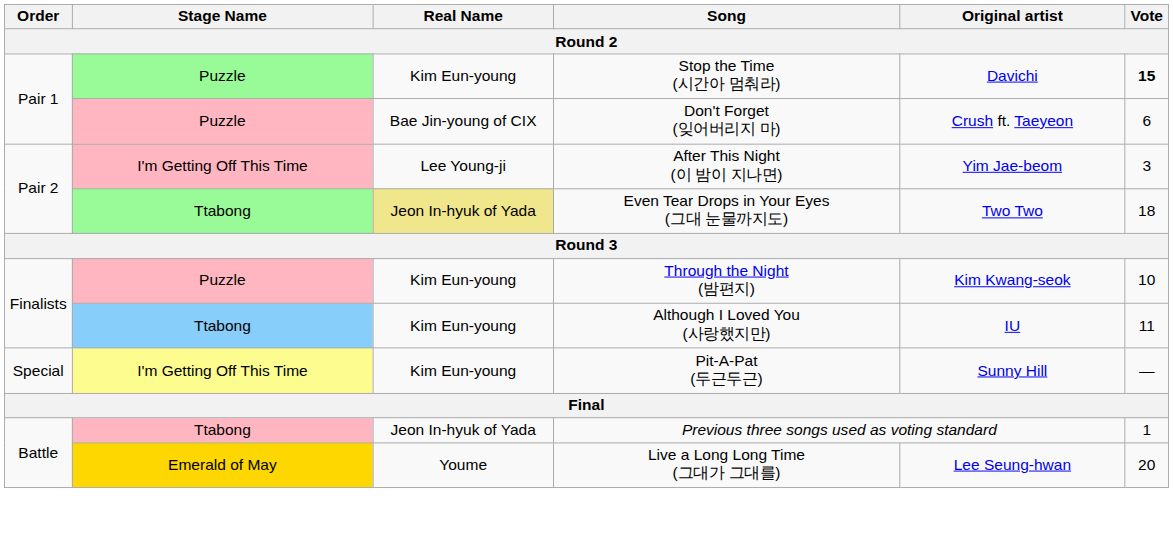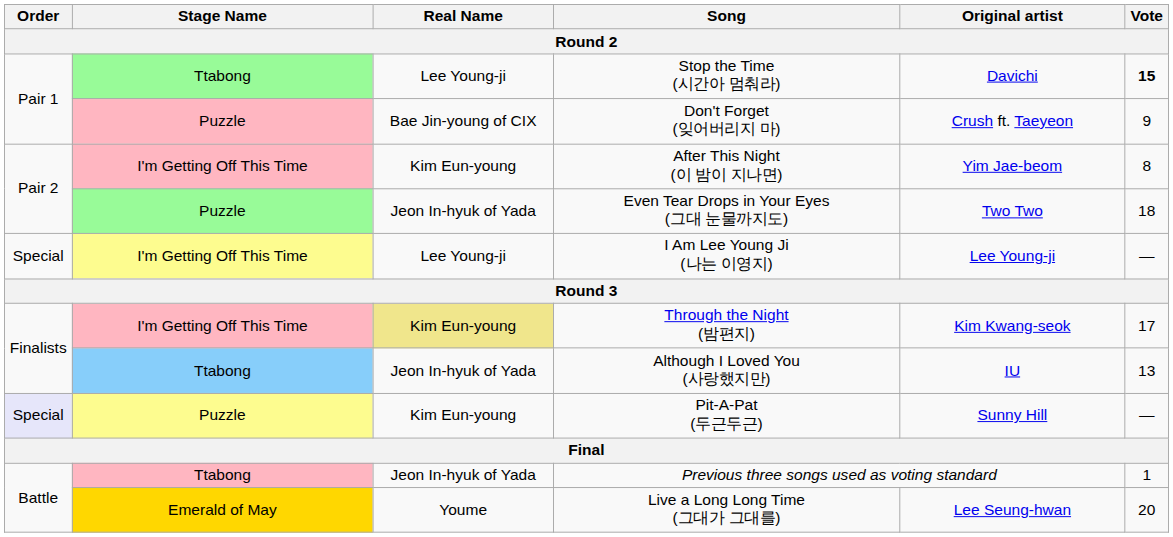(222, 76) Puzzle -> (222, 76) Ttabong
(463, 76) Kim Eun-young -> (463, 76) Lee Young-ji
(1147, 121) 6 -> (1147, 121) 9
(463, 166) Lee Young-ji -> (463, 166) Kim Eun-young
(1147, 166) 3 -> (1147, 166) 8
(222, 211) Ttabong -> (222, 211) Puzzle
(463, 211) khaki background -> (463, 211) no background
+ row: (726, 255)
(222, 280) Puzzle -> (222, 325) I'm Getting Off This Time
(463, 280) no background -> (463, 325) khaki background
(1147, 280) 10 -> (1147, 325) 17
(463, 325) Kim Eun-young -> (463, 370) Jeon In-hyuk of Yada
(1147, 325) 11 -> (1147, 370) 13
(38, 370) no background -> (38, 415) lavender background
(222, 370) I'm Getting Off This Time -> (222, 415) Puzzle
